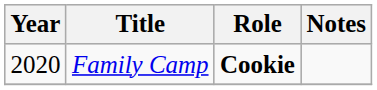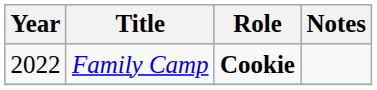(35, 63) 2020 -> (35, 63) 2022
